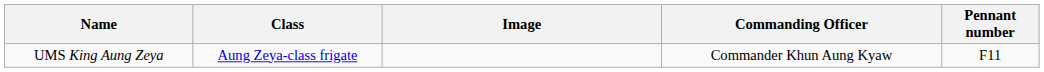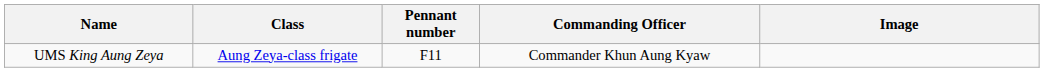columns swapped: (990, 24) <-> (522, 24)
